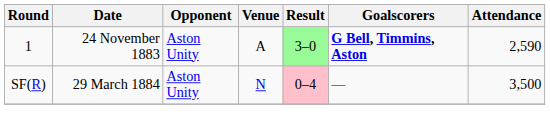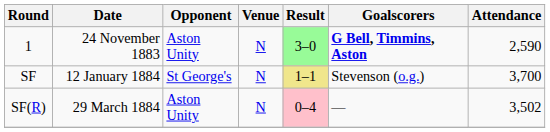(261, 46) A -> (261, 46) N
+ row: (28, 76)
(525, 84) 3,500 -> (525, 107) 3,502
